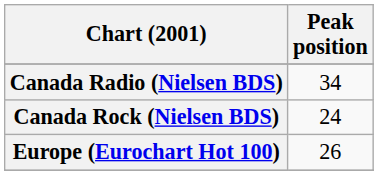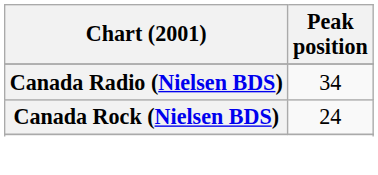- row: (146, 151)
